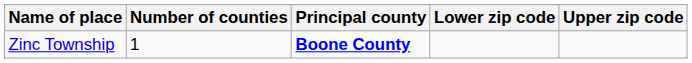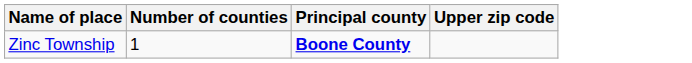- column: (495, 17)
